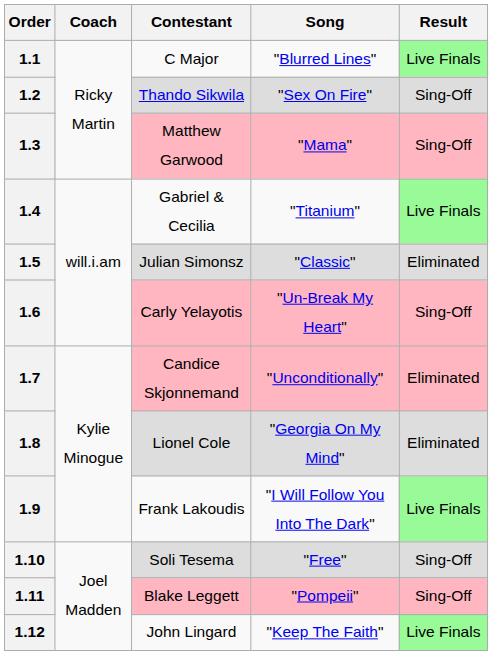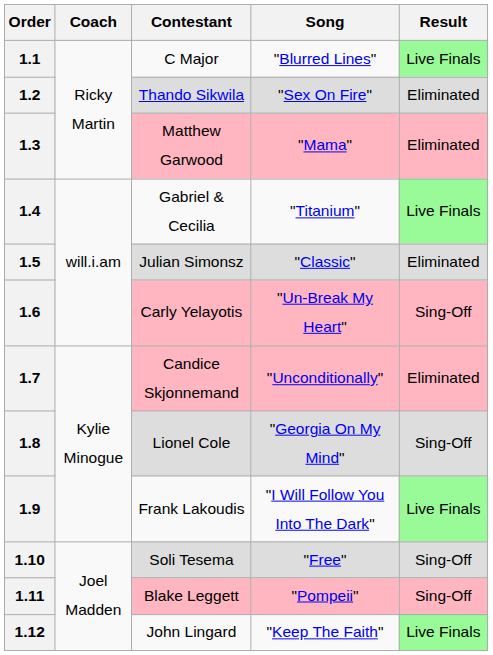(443, 95) Sing-Off -> (443, 95) Eliminated
(443, 145) Sing-Off -> (443, 145) Eliminated
(443, 443) Eliminated -> (443, 443) Sing-Off
